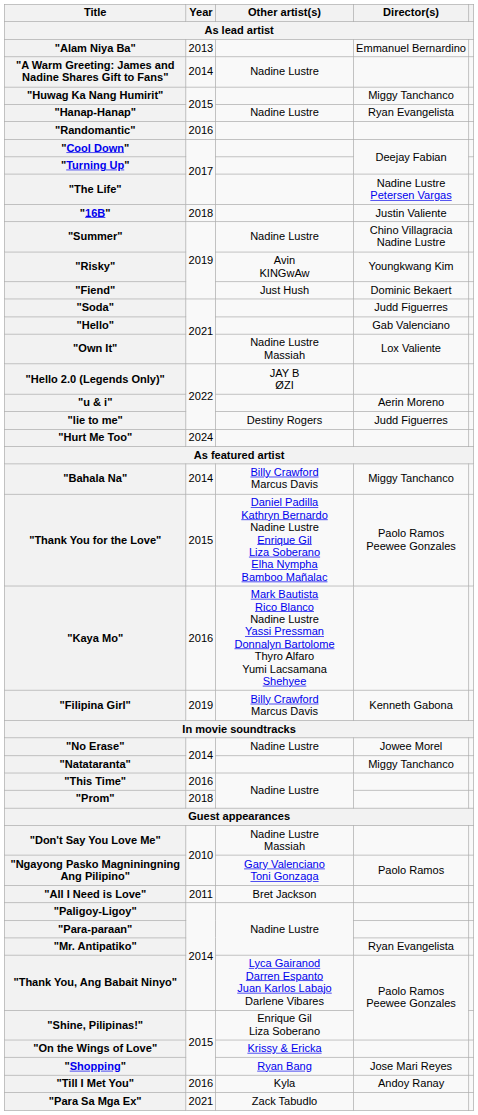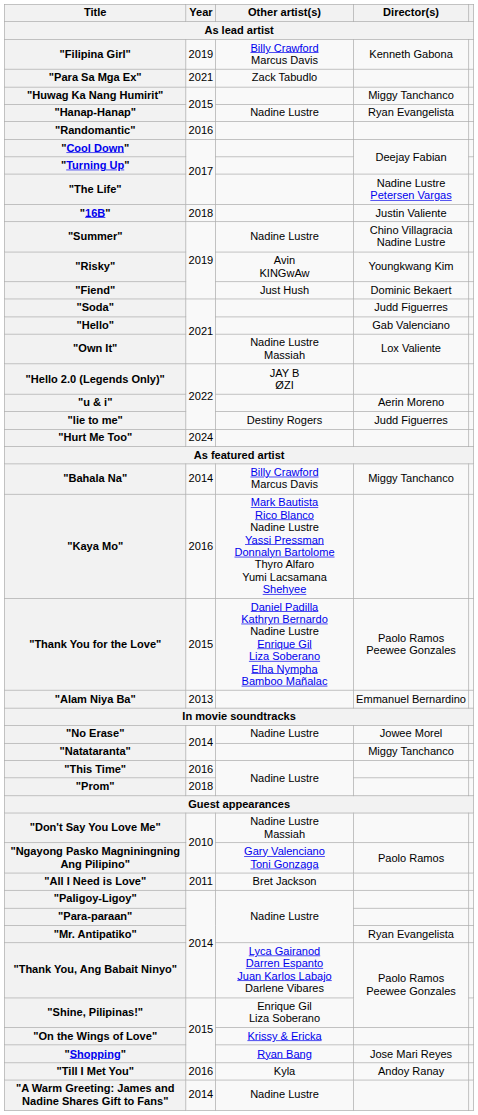rows swapped: (95, 48) <-> (95, 705)
rows swapped: (95, 71) <-> (95, 1101)
rows swapped: (95, 540) <-> (95, 638)
